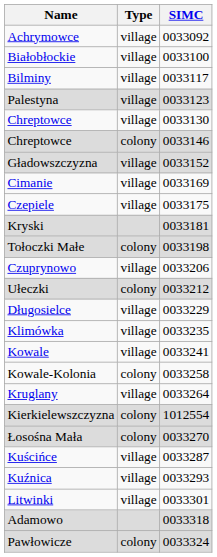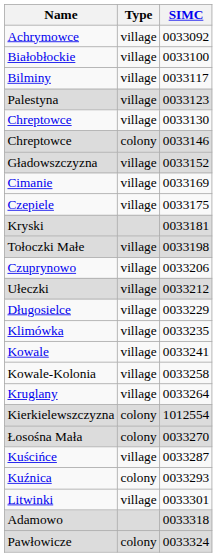(139, 246) colony -> (139, 246) village
(139, 288) colony -> (139, 288) village
(139, 373) colony -> (139, 373) village
(139, 478) village -> (139, 478) colony
